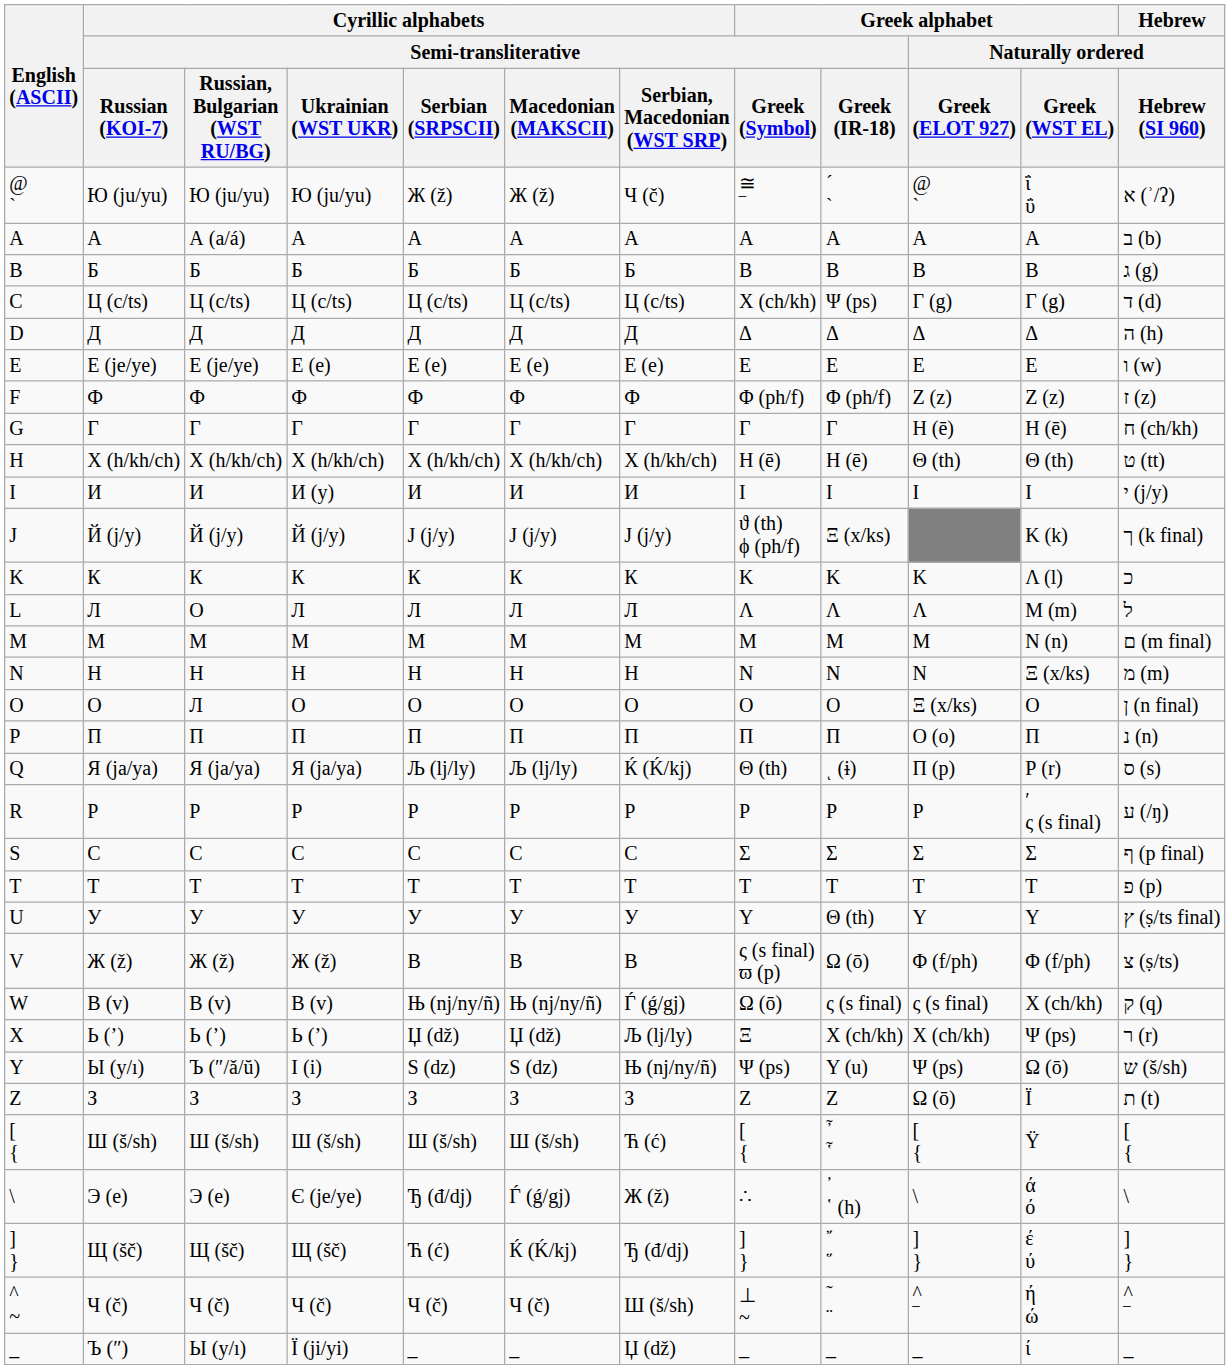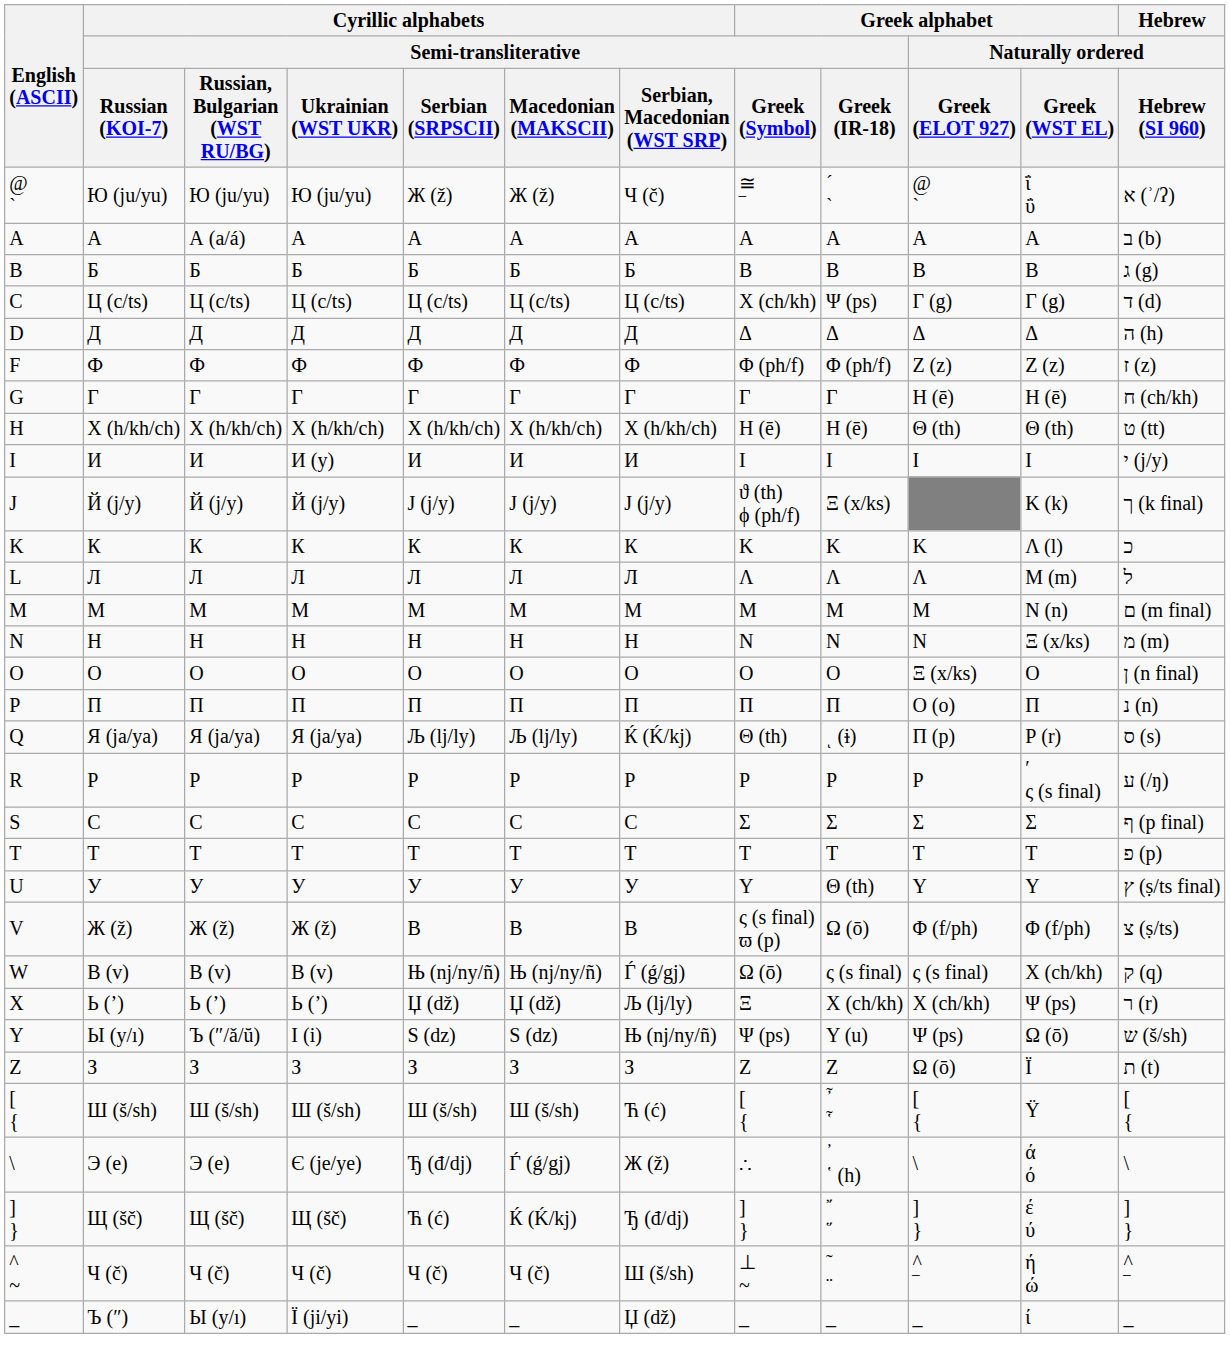- row: (15, 365)
(197, 609) О -> (196, 578) Л
(196, 705) Л -> (197, 673) О
